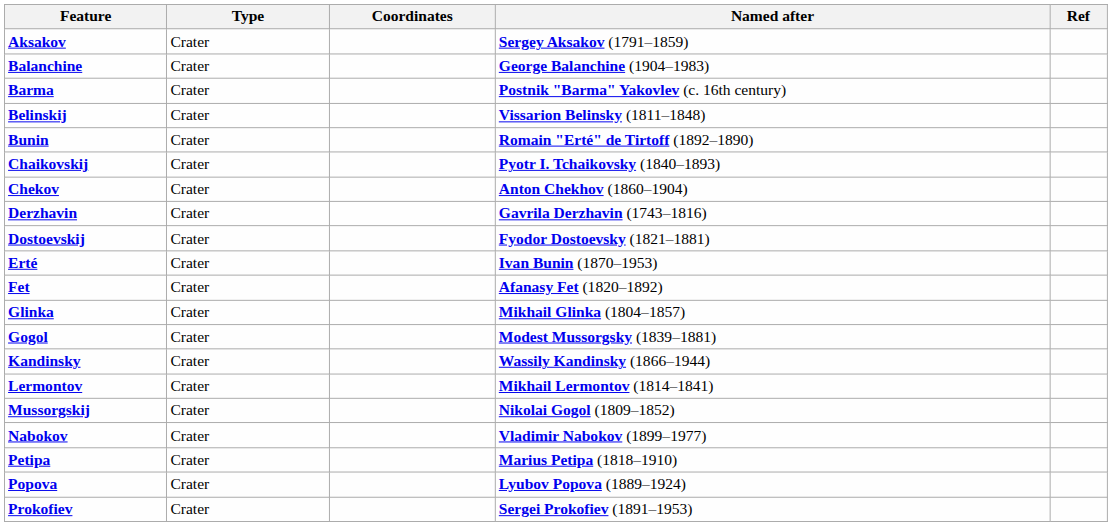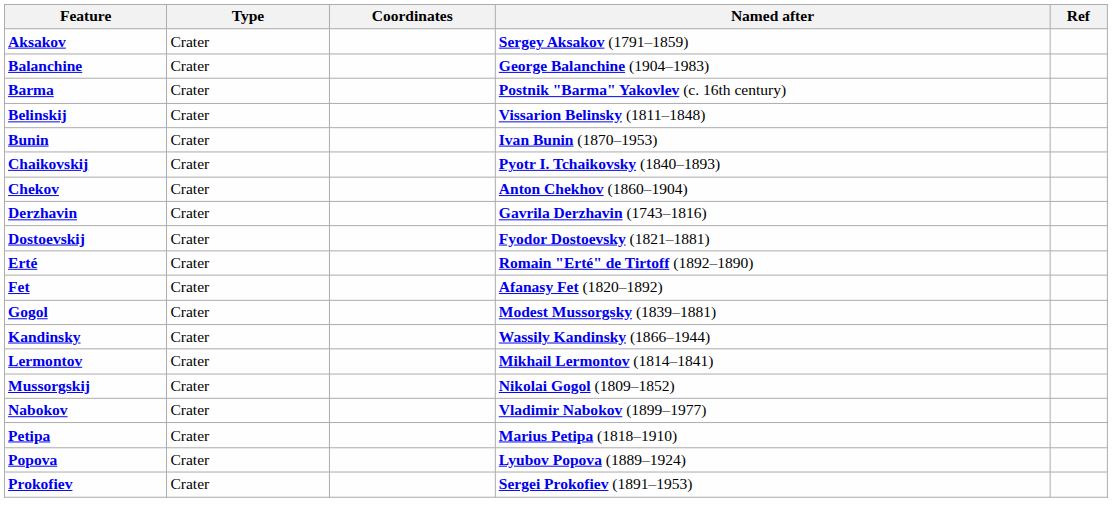(626, 139) Romain "Erté" de Tirtoff (1892–1890) -> (578, 139) Ivan Bunin (1870–1953)
(578, 262) Ivan Bunin (1870–1953) -> (626, 262) Romain "Erté" de Tirtoff (1892–1890)
- row: (31, 312)
